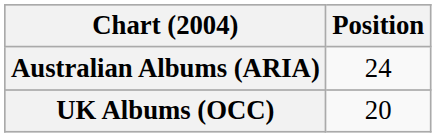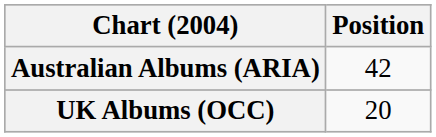(378, 68) 24 -> (378, 68) 42
